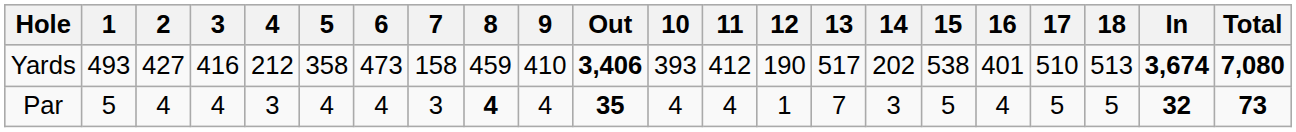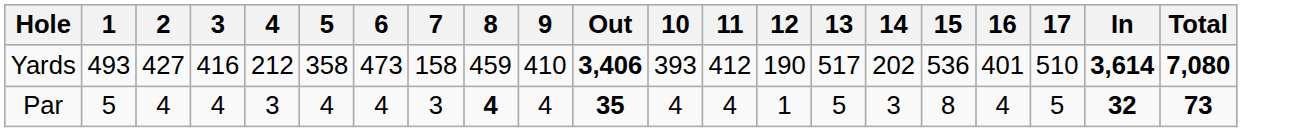- column: (1112, 24)
(948, 65) 538 -> (948, 65) 536
(1177, 65) 3,674 -> (1122, 65) 3,614
(839, 106) 7 -> (839, 106) 5
(948, 106) 5 -> (948, 106) 8
